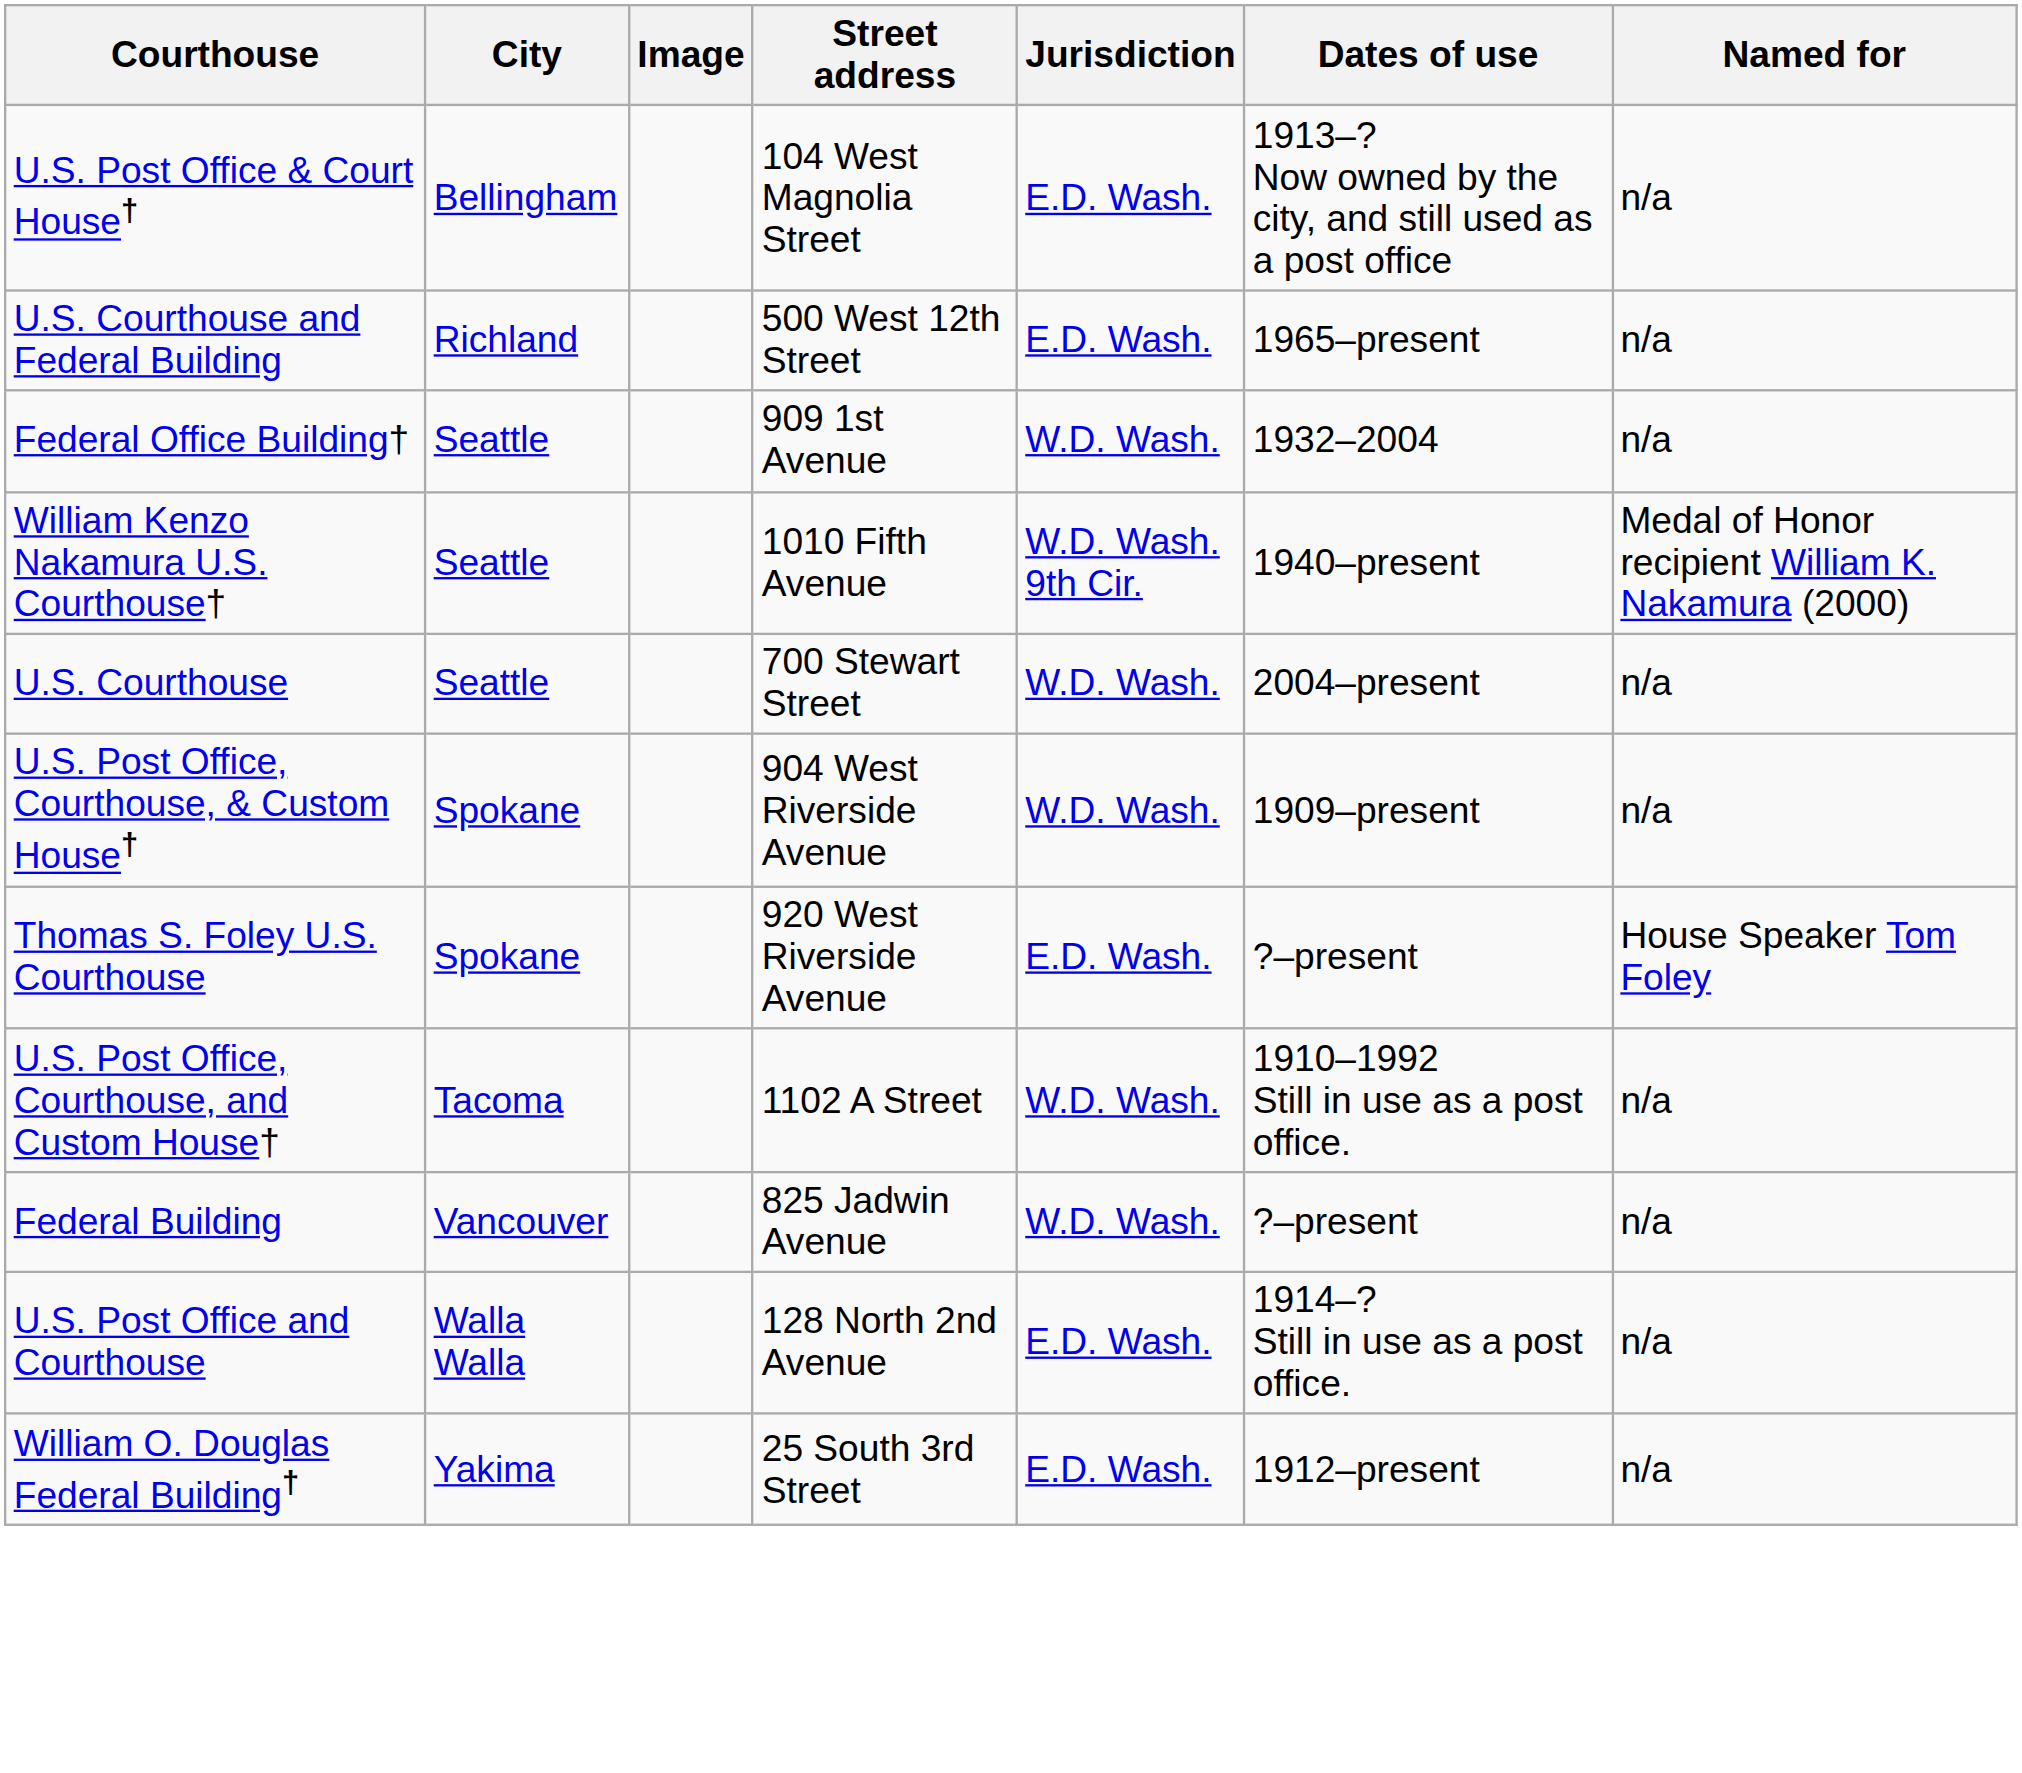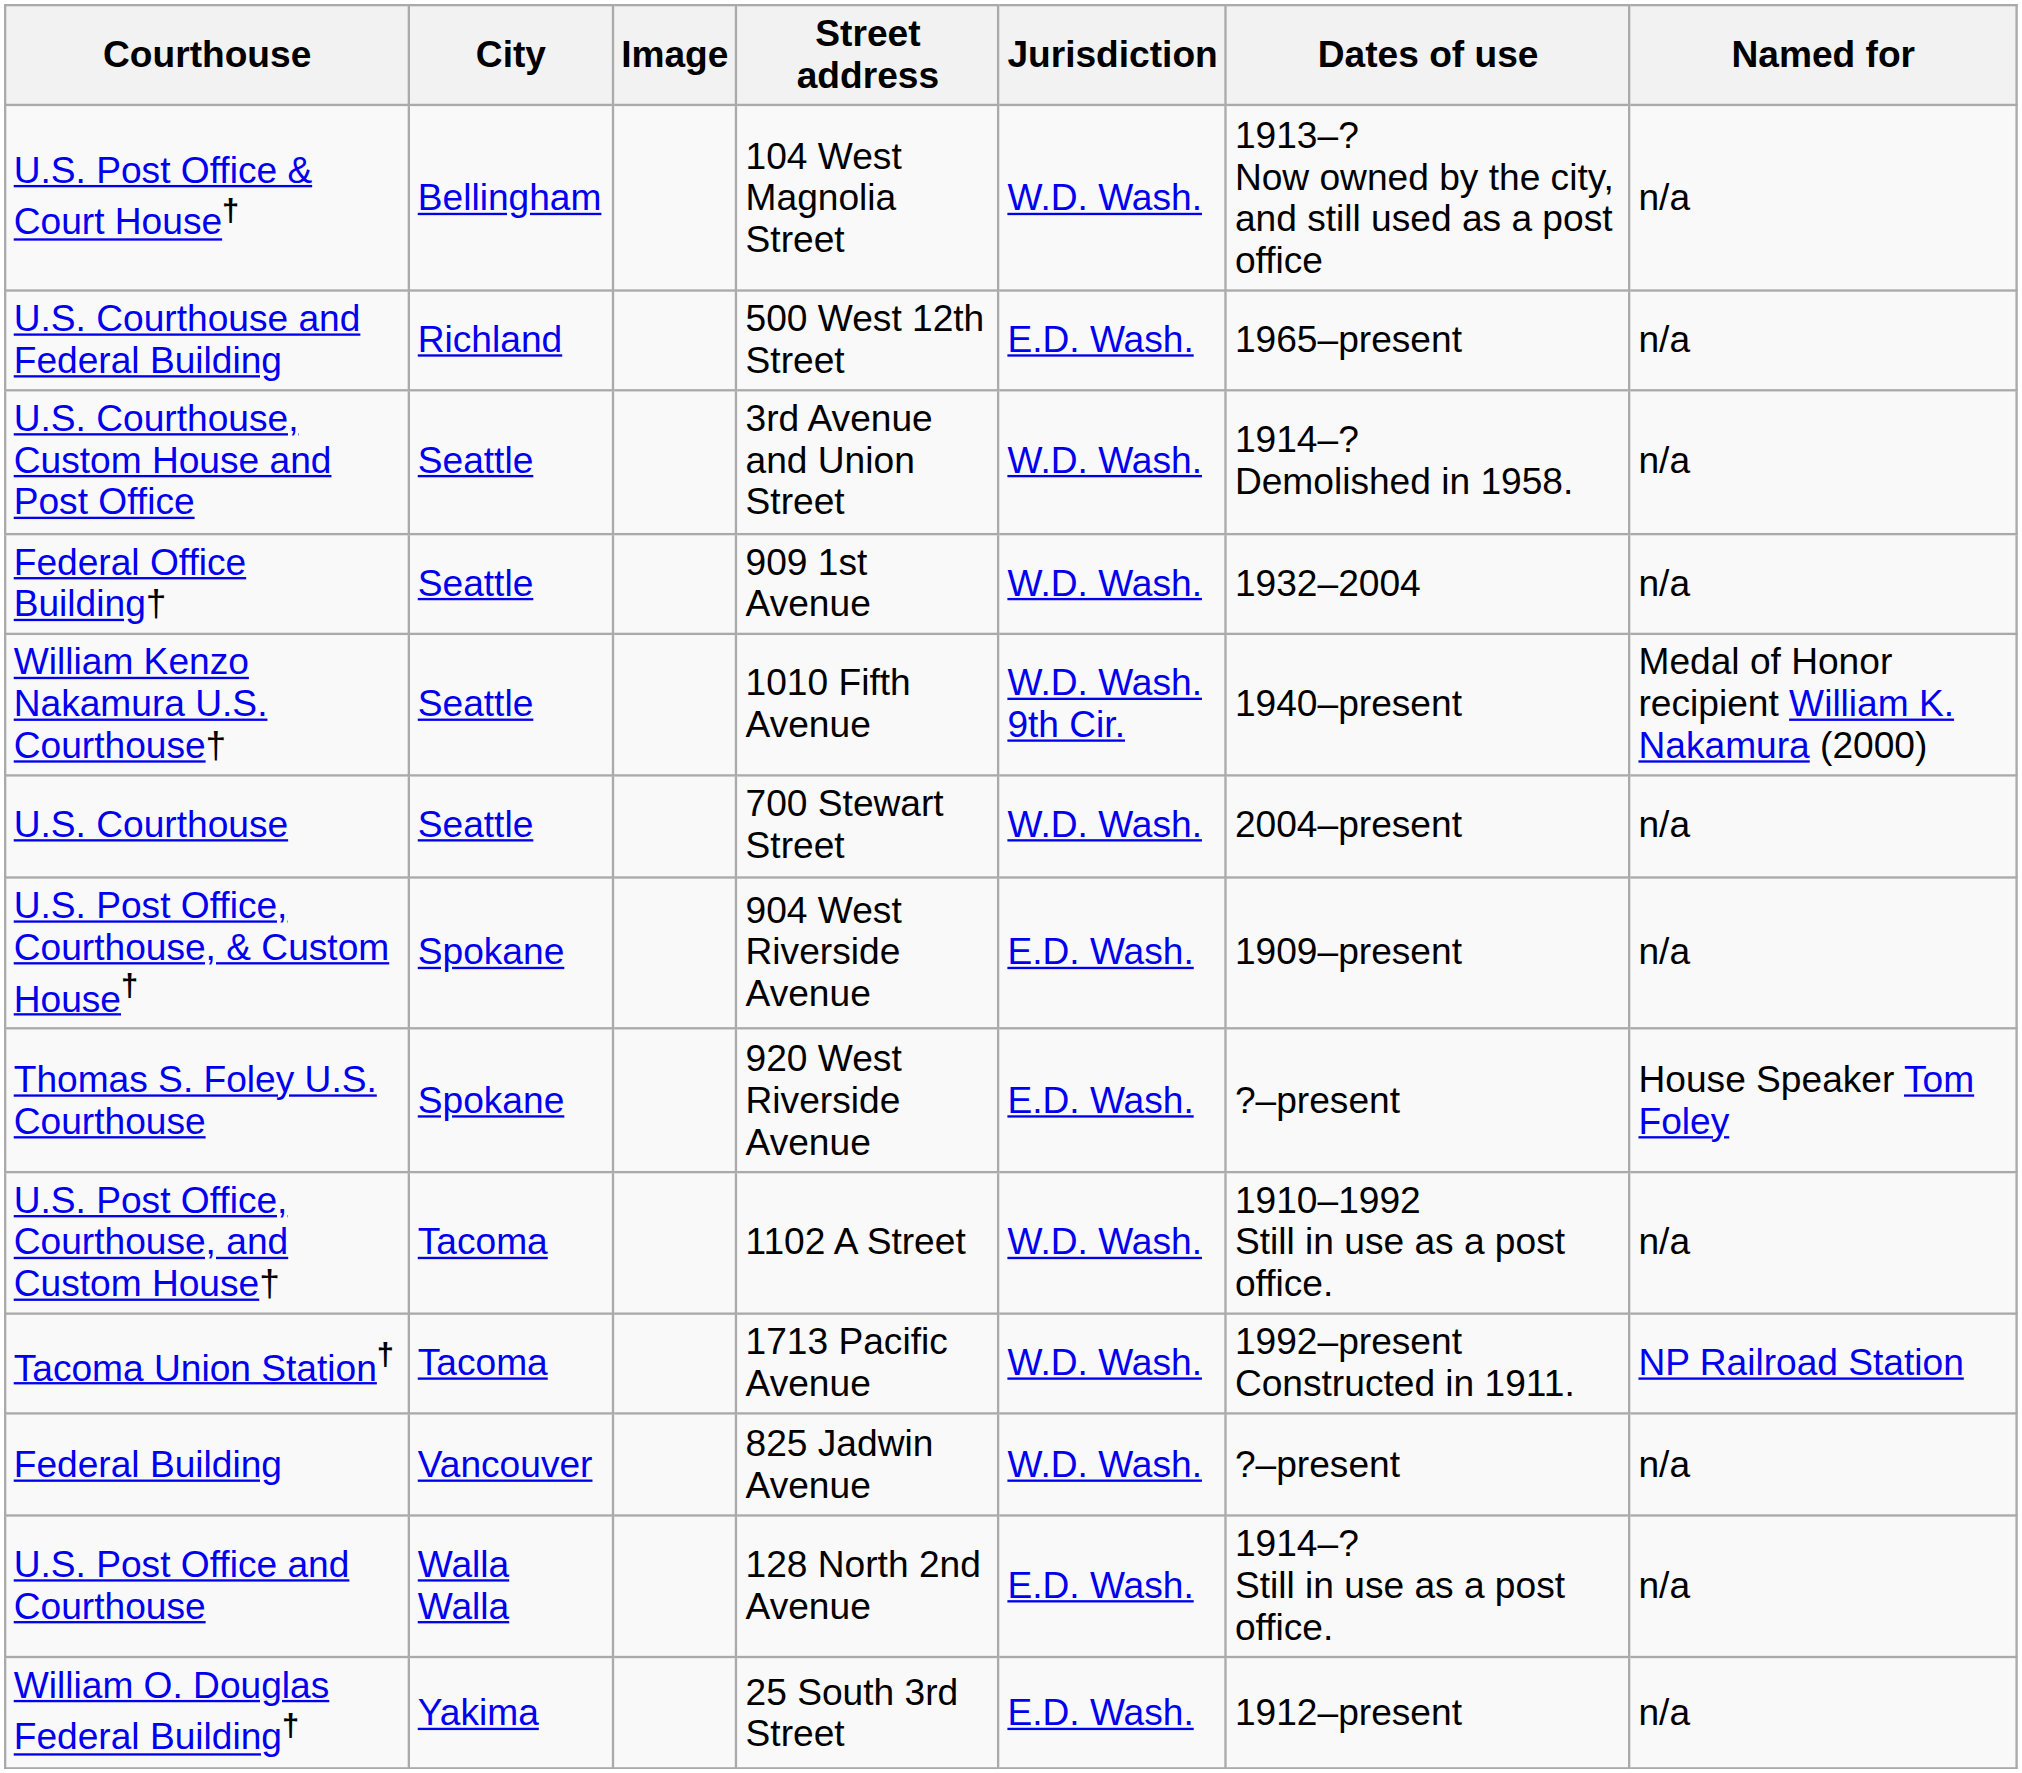(1118, 197) E.D. Wash. -> (1105, 197) W.D. Wash.
+ row: (173, 461)
(1123, 809) W.D. Wash. -> (1101, 952) E.D. Wash.
+ row: (204, 1363)
